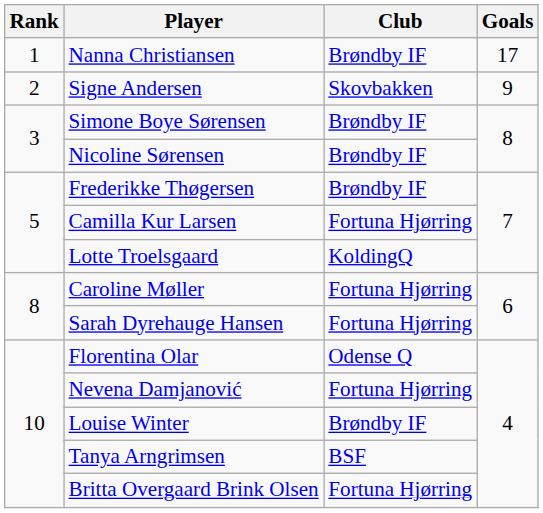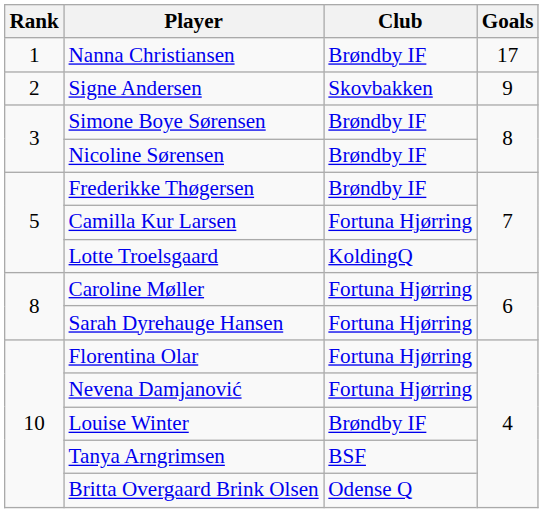(370, 356) Odense Q -> (400, 356) Fortuna Hjørring
(400, 490) Fortuna Hjørring -> (370, 490) Odense Q
